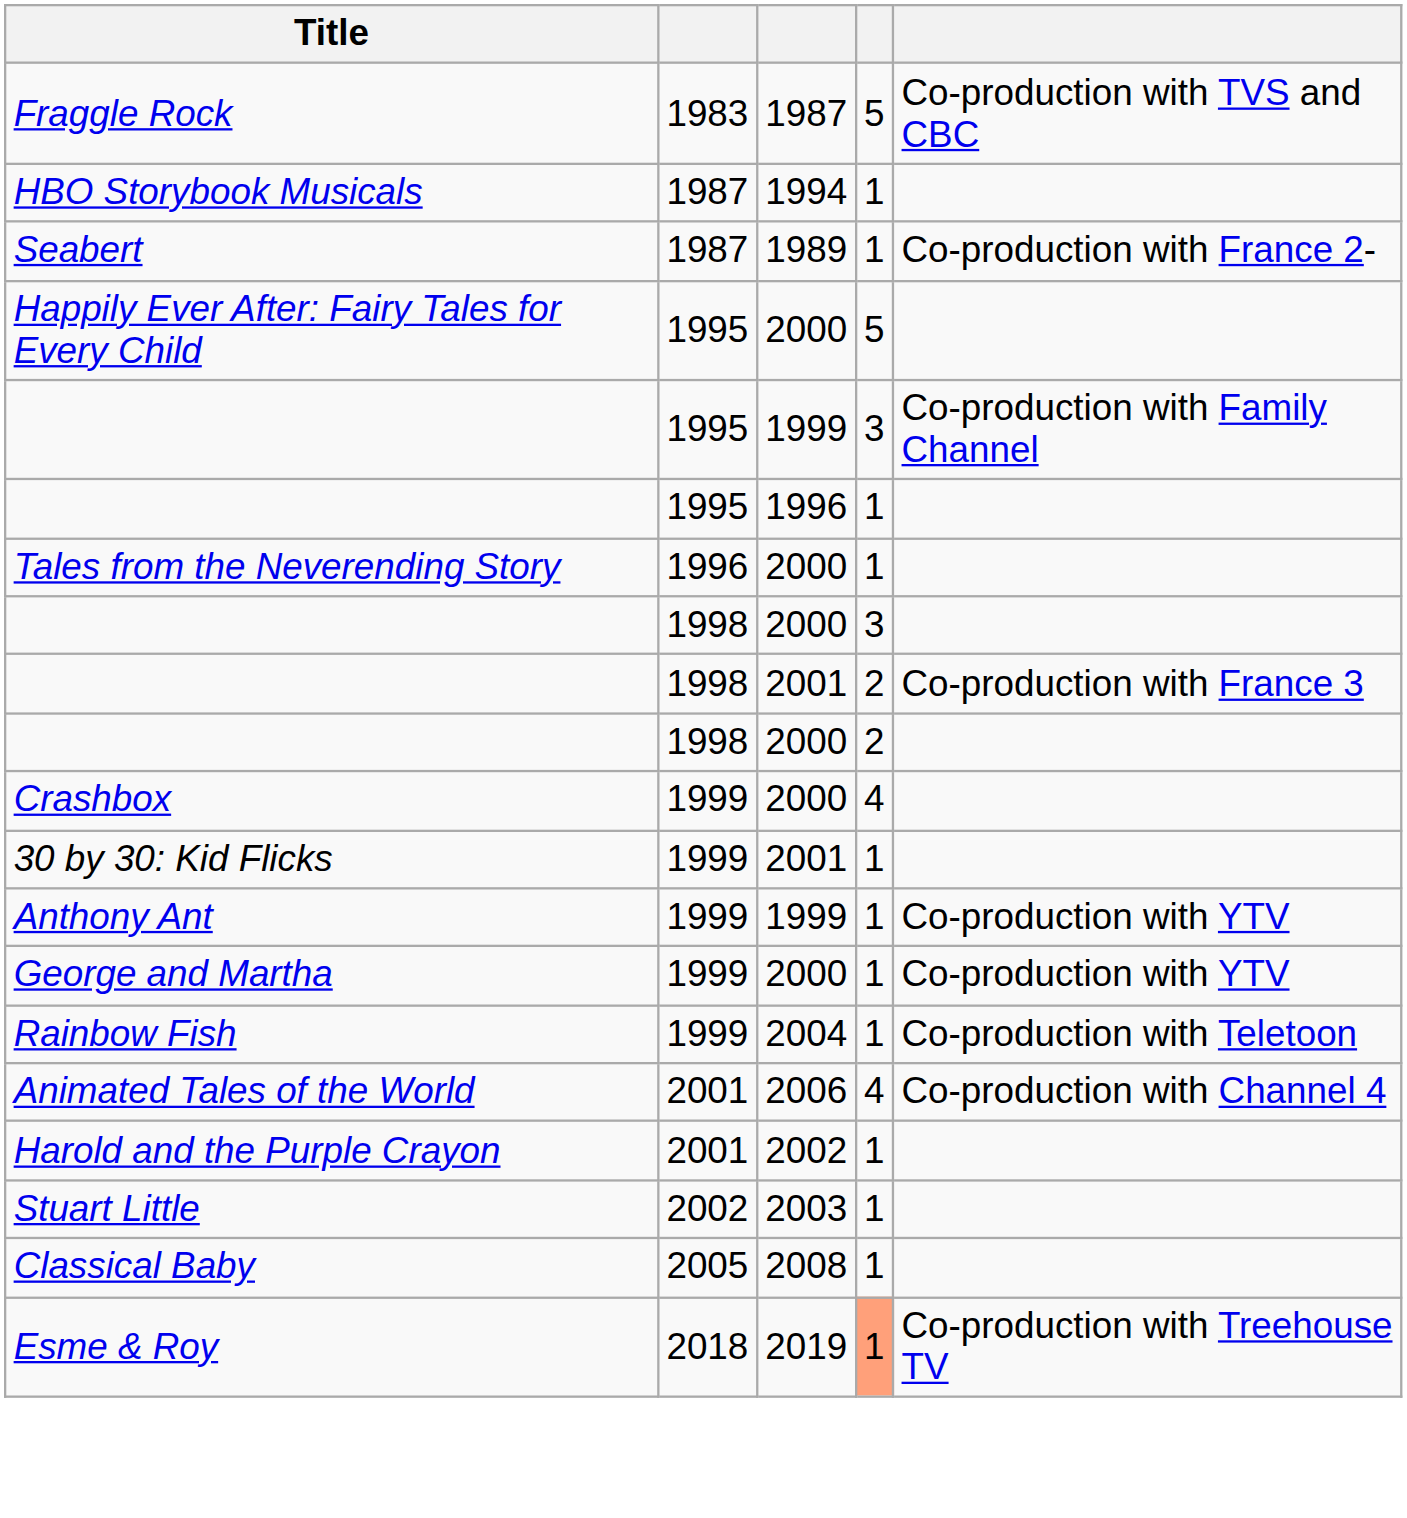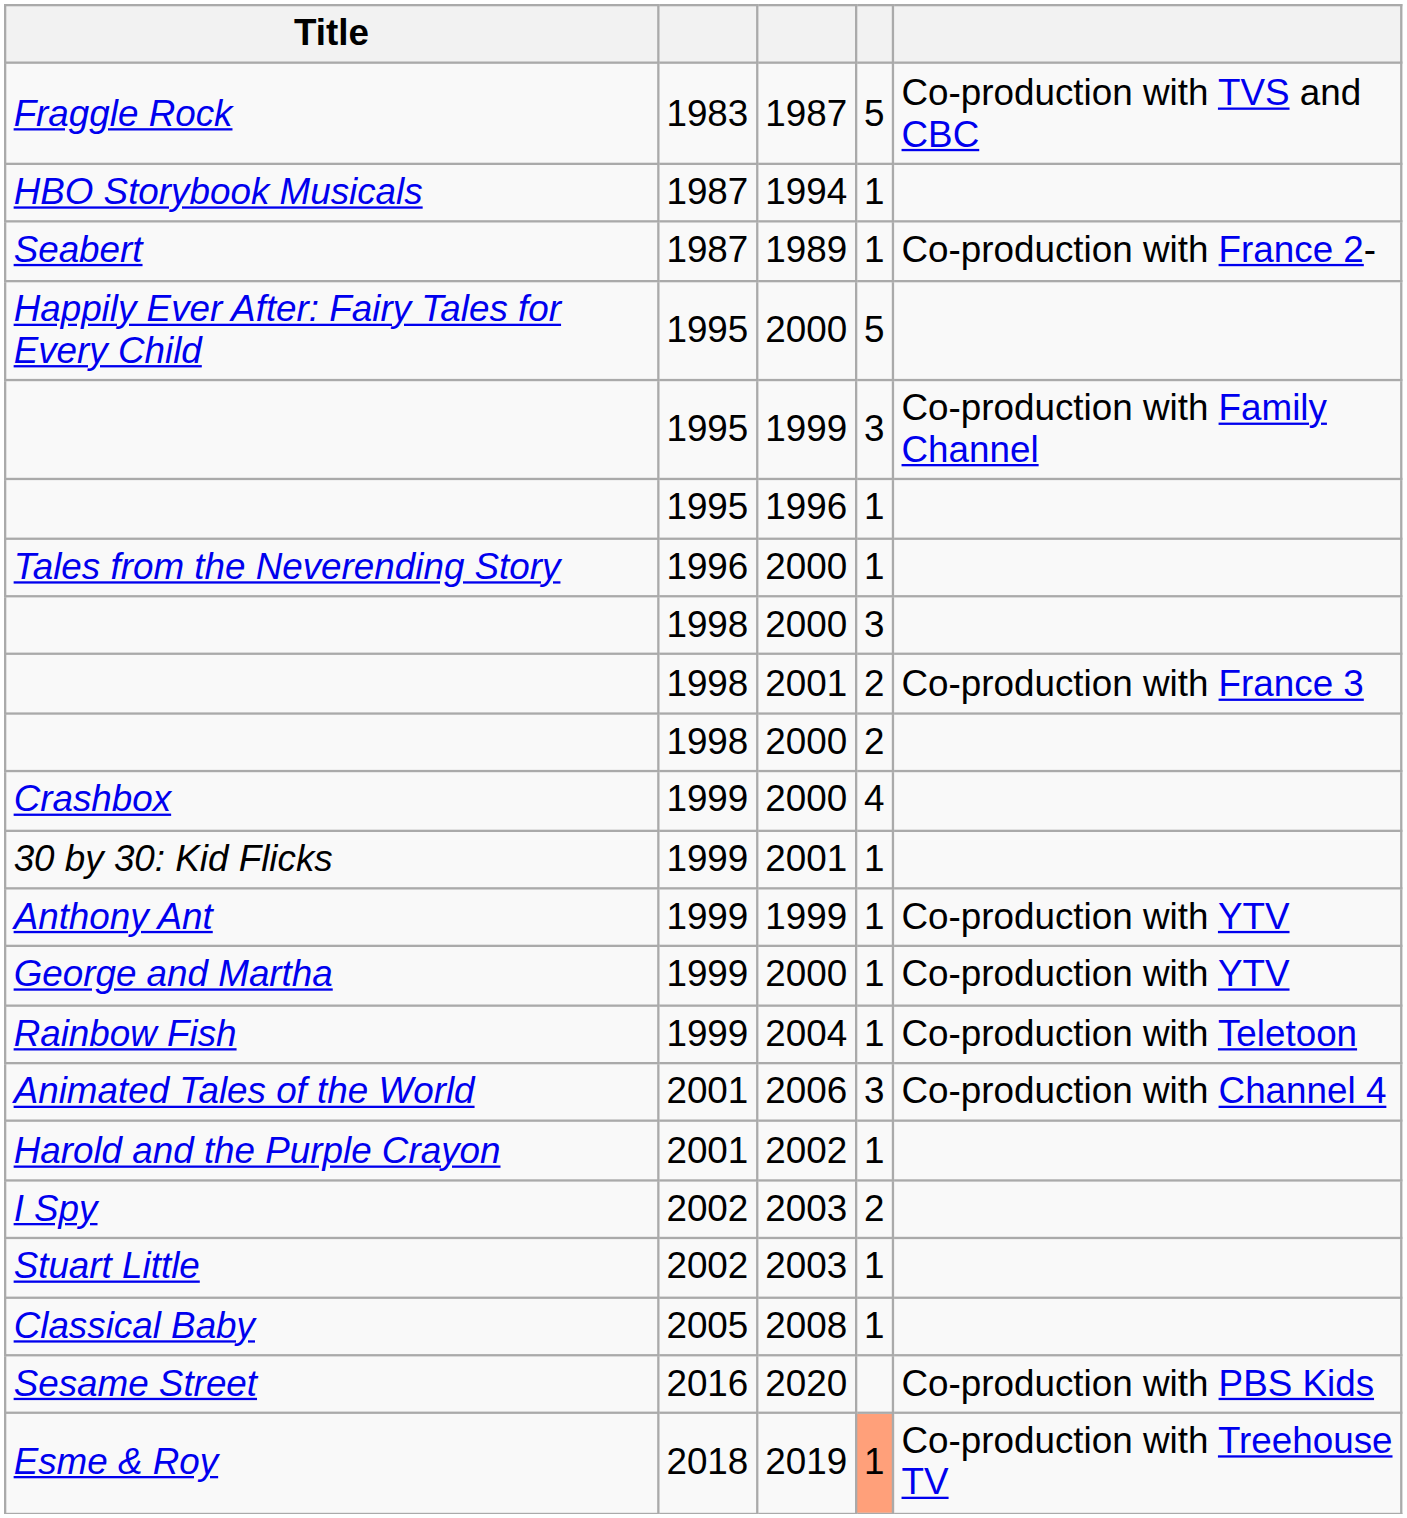(874, 1091) 4 -> (874, 1091) 3
+ row: (56, 1208)
+ row: (135, 1383)
